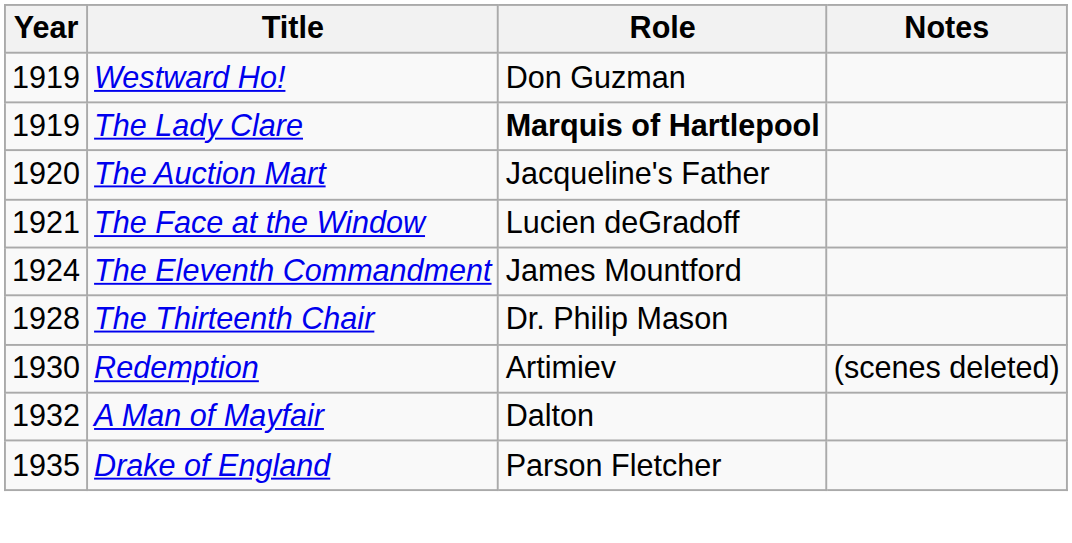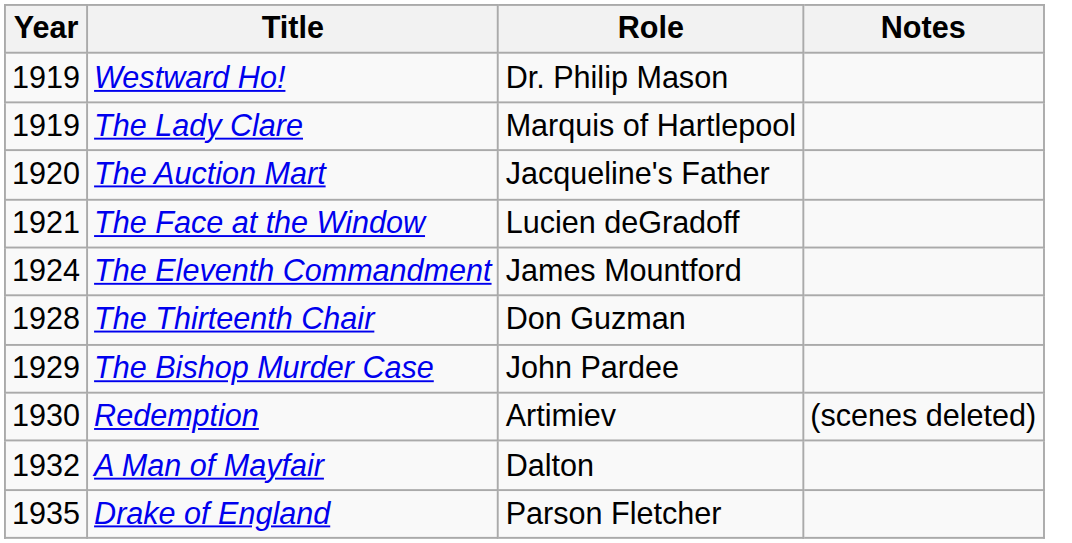(596, 77) Don Guzman -> (617, 77) Dr. Philip Mason
(663, 125) bold -> (651, 125) normal
(617, 319) Dr. Philip Mason -> (596, 319) Don Guzman
+ row: (264, 367)
